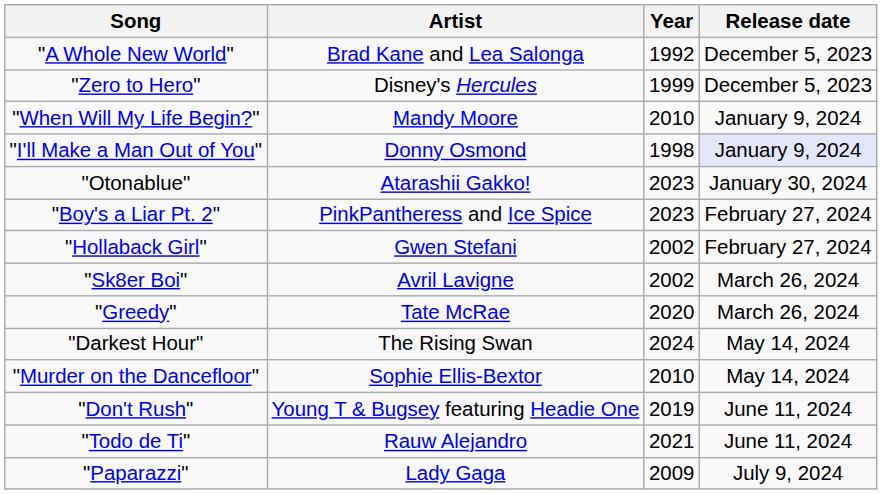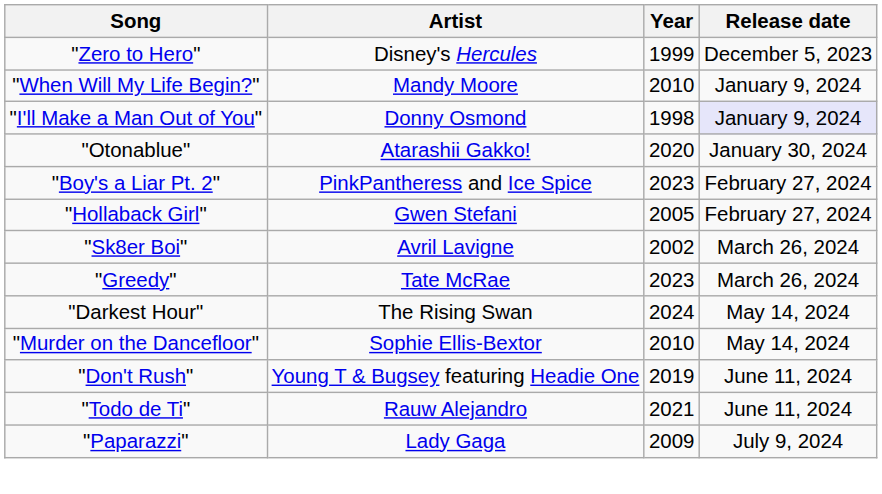- row: (136, 53)
(672, 182) 2023 -> (672, 150) 2020
(672, 247) 2002 -> (672, 215) 2005
(672, 312) 2020 -> (672, 279) 2023
